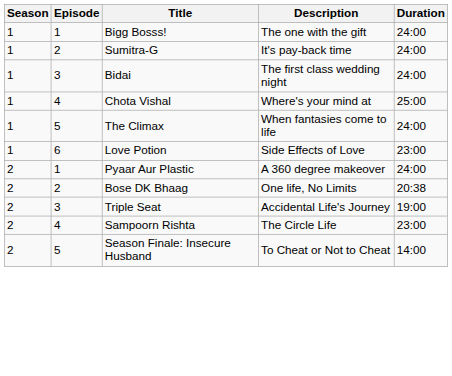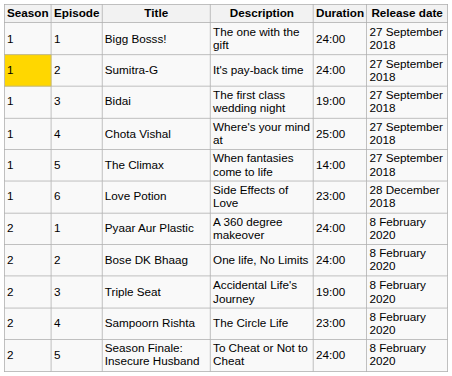+ column: (407, 13)
(10, 50) no background -> (10, 70) gold background
(411, 75) 24:00 -> (331, 102) 19:00
(411, 126) 24:00 -> (331, 165) 14:00
(411, 188) 20:38 -> (331, 260) 24:00
(411, 250) 14:00 -> (331, 355) 24:00
